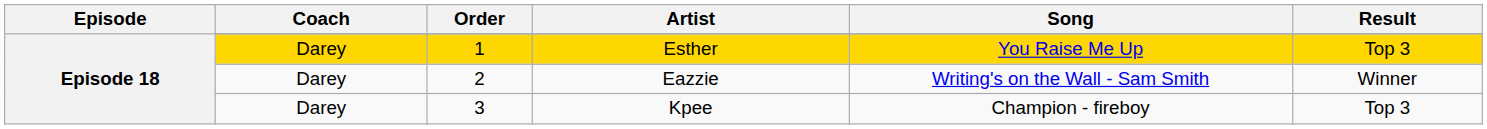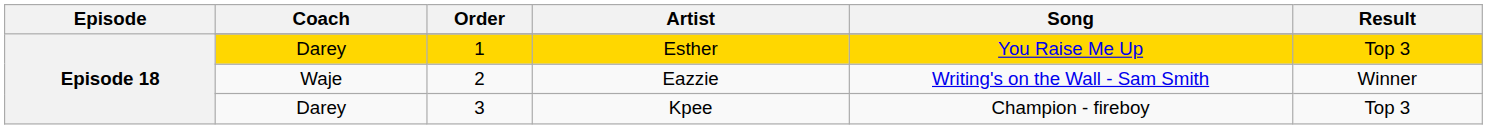(321, 78) Darey -> (321, 78) Waje
